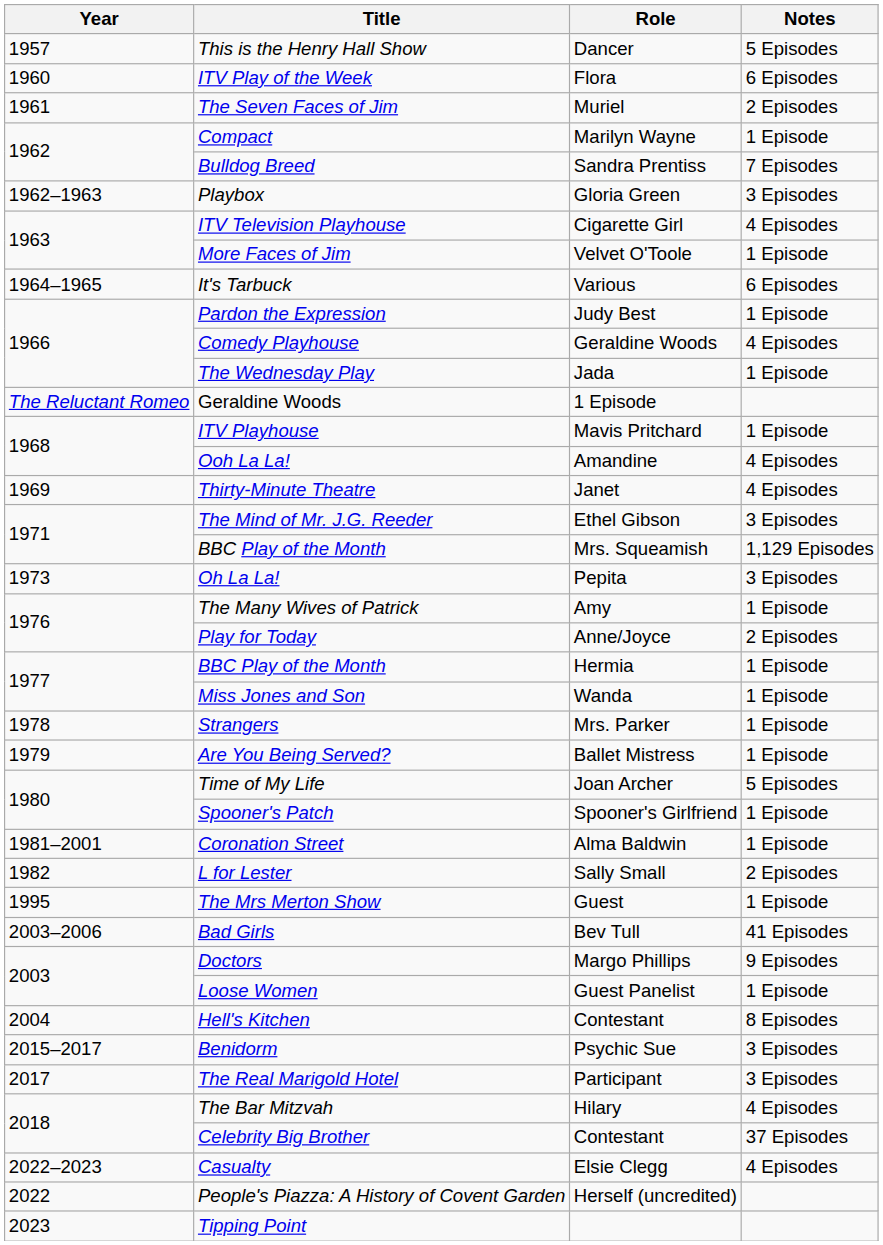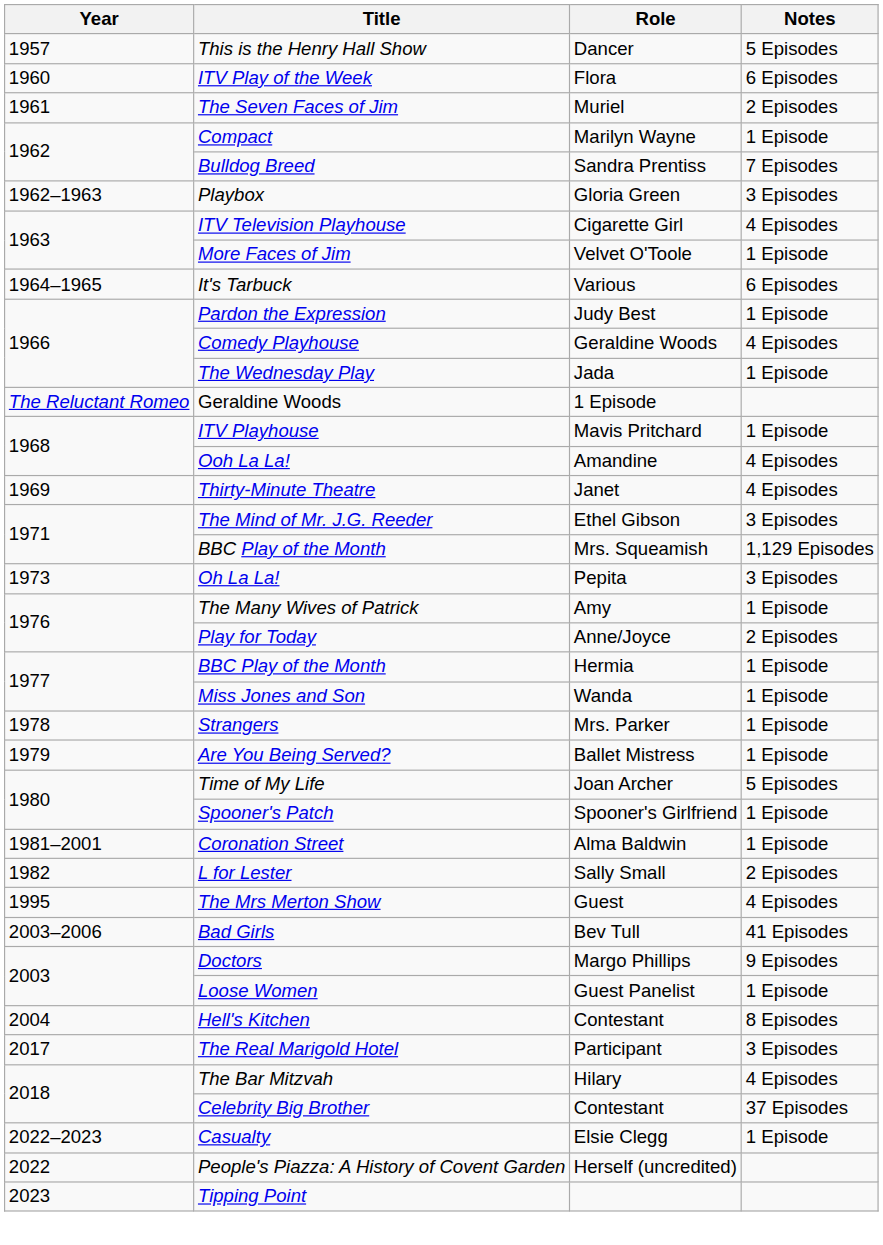(787, 902) 1 Episode -> (792, 902) 4 Episodes
- row: (238, 1049)
(792, 1167) 4 Episodes -> (787, 1137) 1 Episode
